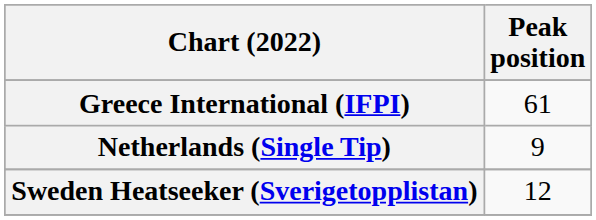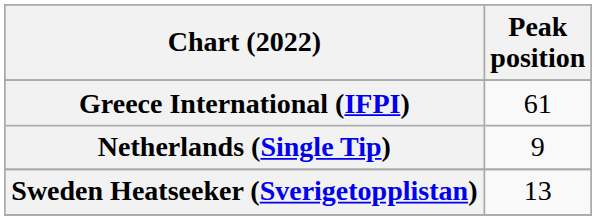(538, 191) 12 -> (538, 191) 13
